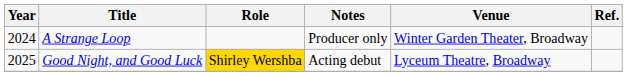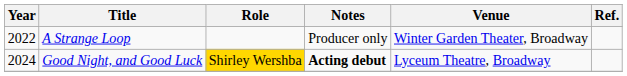(22, 37) 2024 -> (22, 37) 2022
(22, 60) 2025 -> (22, 60) 2024
(345, 60) normal -> (347, 60) bold
